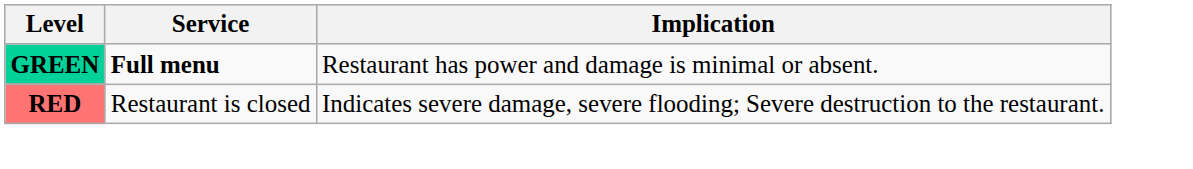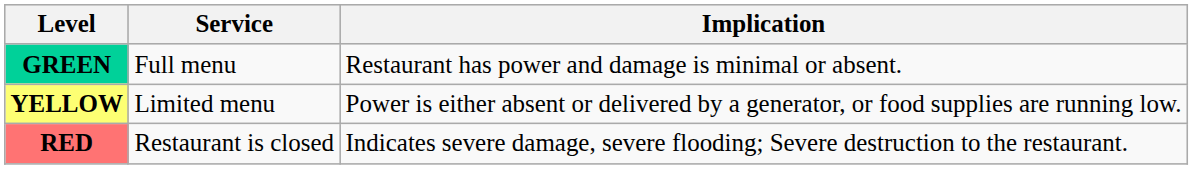(165, 63) bold -> (185, 63) normal
+ row: (67, 103)
